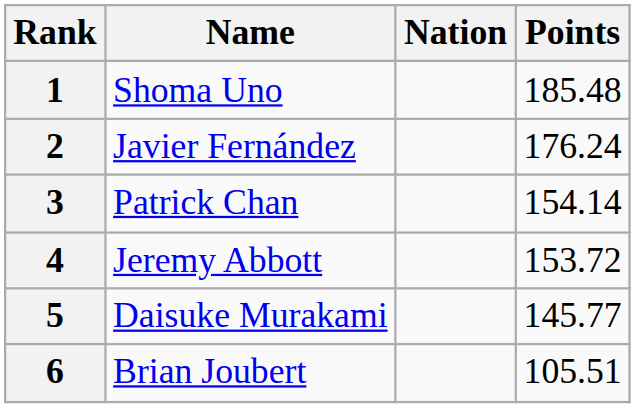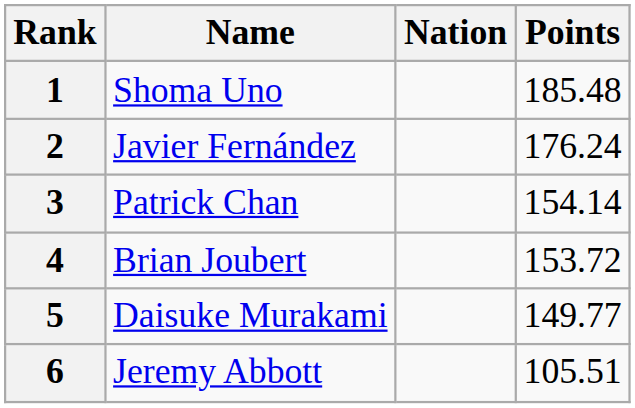(218, 259) Jeremy Abbott -> (210, 259) Brian Joubert
(573, 315) 145.77 -> (573, 315) 149.77
(210, 372) Brian Joubert -> (218, 372) Jeremy Abbott
